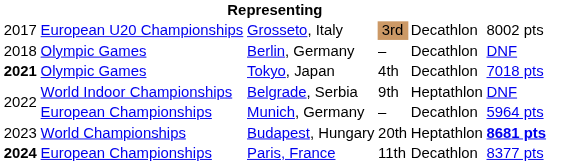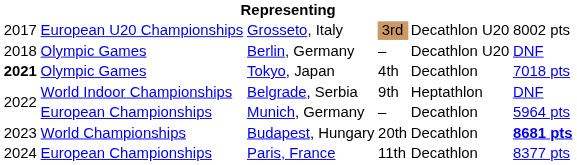(444, 30) Decathlon -> (460, 30) Decathlon U20
(444, 51) Decathlon -> (460, 51) Decathlon U20
(447, 132) Heptathlon -> (444, 132) Decathlon
(20, 153) bold -> (20, 153) normal
